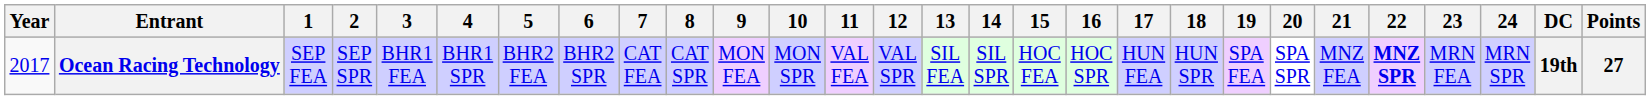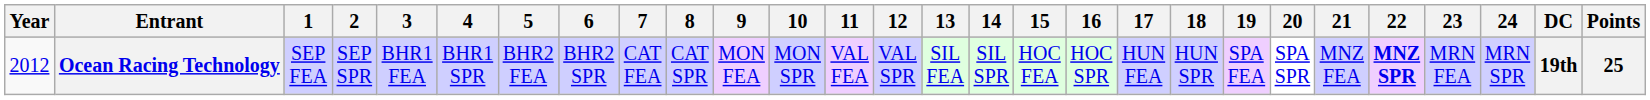(29, 65) 2017 -> (29, 65) 2012
(1614, 65) 27 -> (1614, 65) 25
